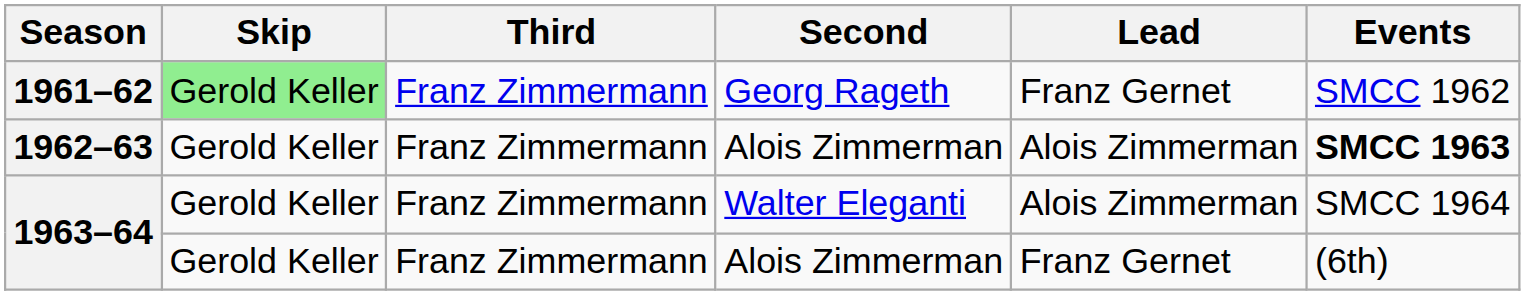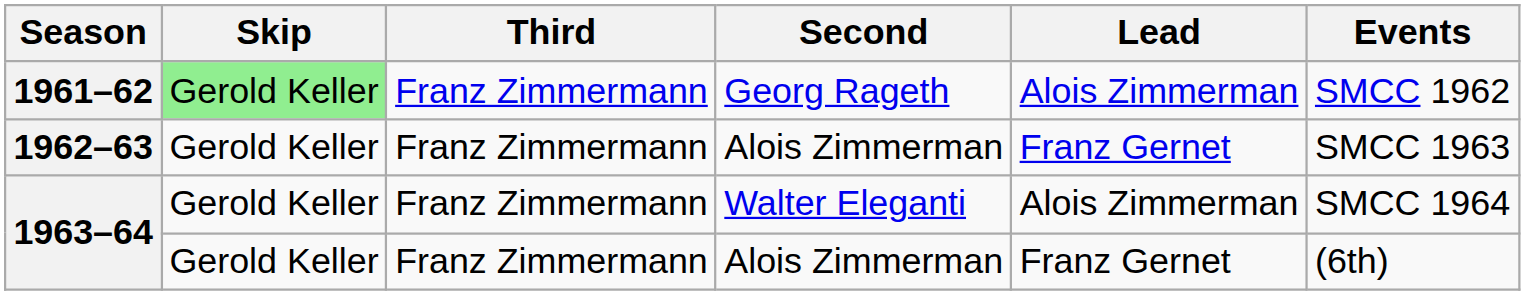(1125, 89) Franz Gernet -> (1159, 89) Alois Zimmerman
(1159, 146) Alois Zimmerman -> (1125, 146) Franz Gernet
(1413, 146) bold -> (1413, 146) normal
